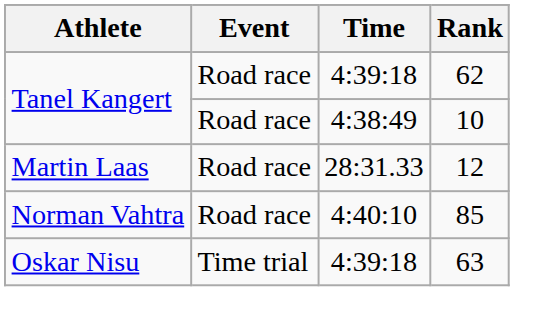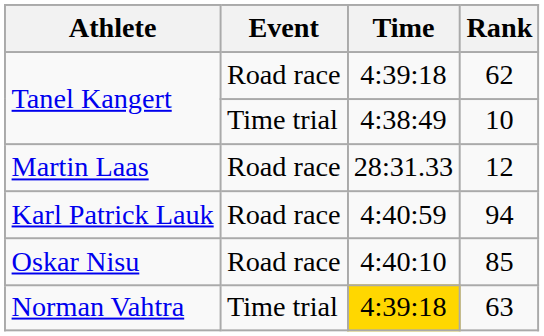(254, 121) Road race -> (282, 121) Time trial
+ row: (499, 214)
(98, 214) Norman Vahtra -> (75, 260) Oskar Nisu
(75, 260) Oskar Nisu -> (98, 307) Norman Vahtra
(374, 260) no background -> (403, 307) gold background
